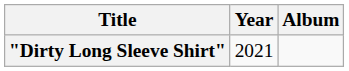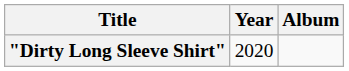(254, 50) 2021 -> (254, 50) 2020
